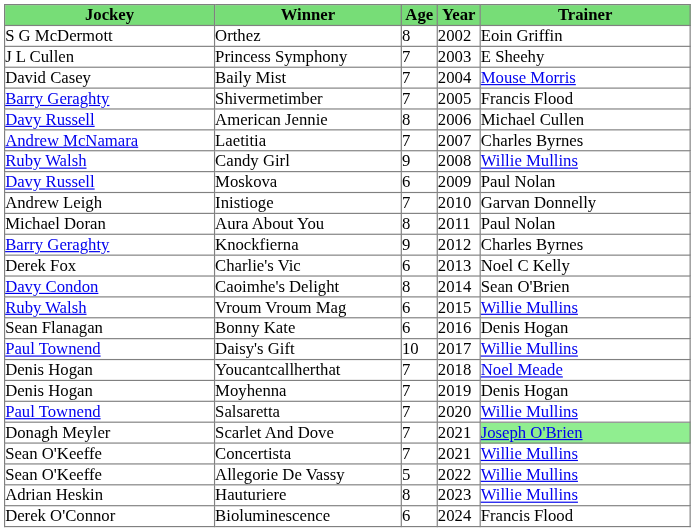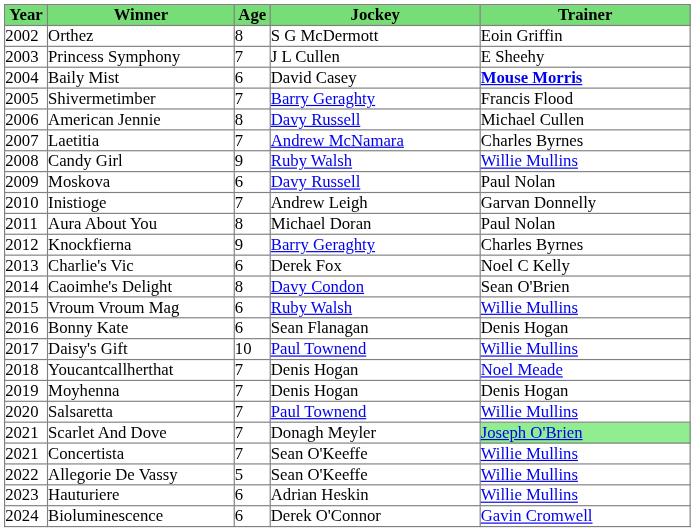columns swapped: (459, 14) <-> (110, 14)
(406, 77) 7 -> (239, 77) 6
(528, 77) normal -> (532, 77) bold
(406, 495) 8 -> (239, 495) 6
(527, 516) Francis Flood -> (537, 516) Gavin Cromwell
